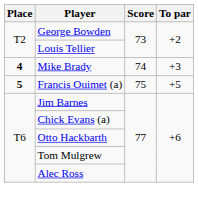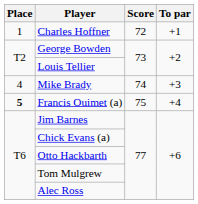+ row: (74, 31)
(20, 66) bold -> (20, 84) normal
(175, 84) +5 -> (175, 102) +4
